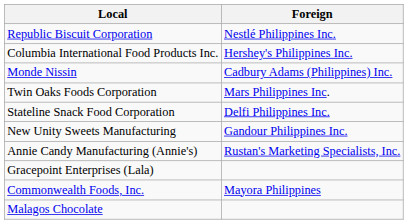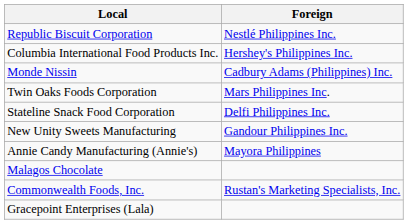(312, 151) Rustan's Marketing Specialists, Inc. -> (272, 151) Mayora Philippines
rows swapped: (80, 170) <-> (55, 209)
(272, 190) Mayora Philippines -> (312, 190) Rustan's Marketing Specialists, Inc.
